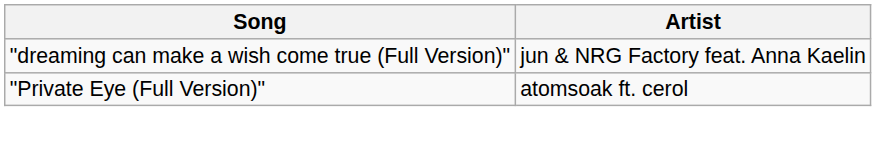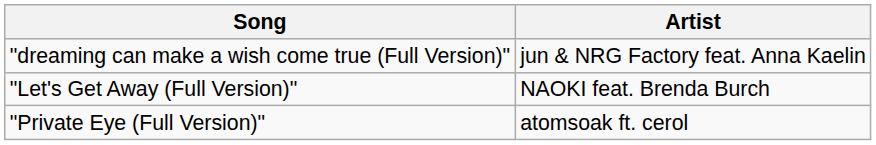+ row: (153, 89)
